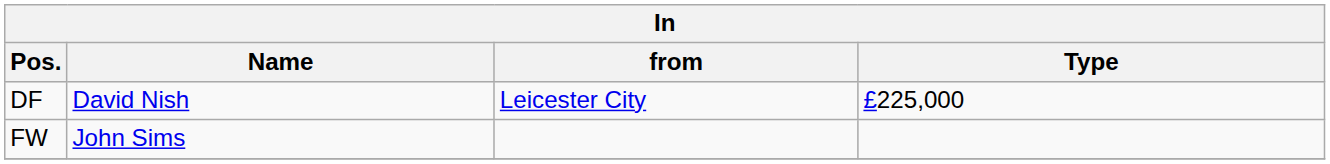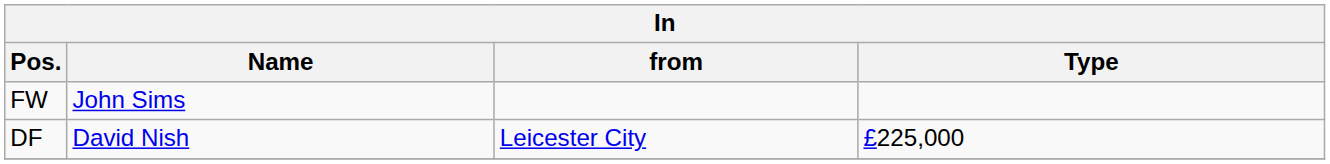rows swapped: (26, 100) <-> (29, 138)
